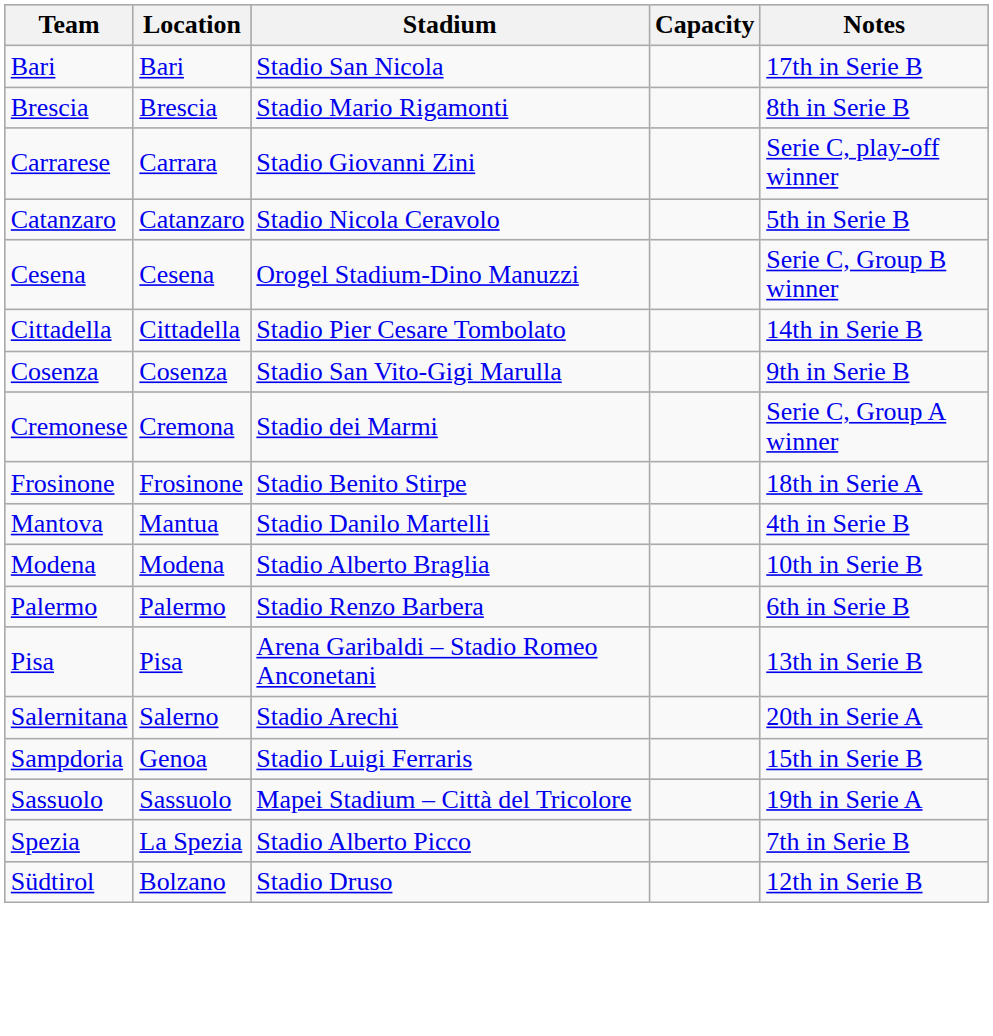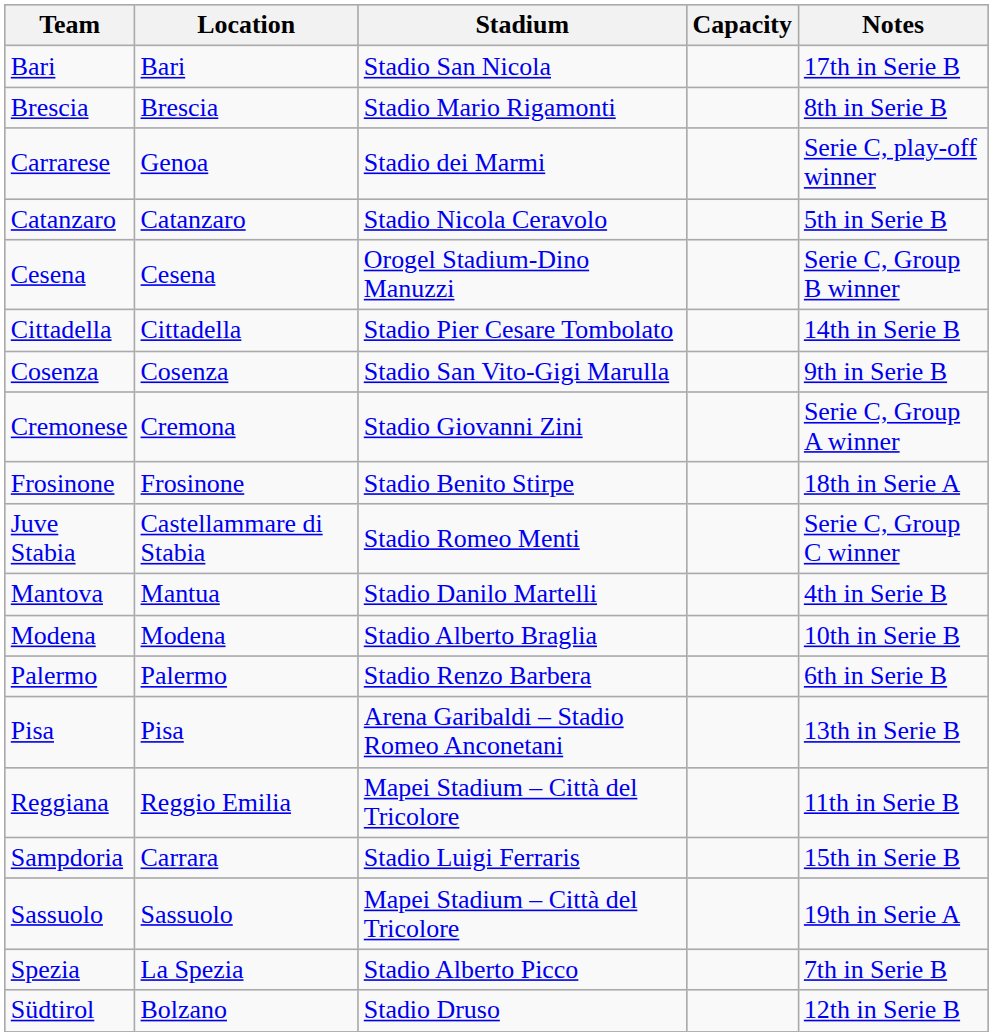(178, 162) Carrara -> (174, 162) Genoa
(366, 162) Stadio Giovanni Zini -> (454, 162) Stadio dei Marmi
(347, 426) Stadio dei Marmi -> (473, 426) Stadio Giovanni Zini
+ row: (43, 538)
+ row: (60, 802)
- row: (69, 717)
(173, 758) Genoa -> (179, 857) Carrara
